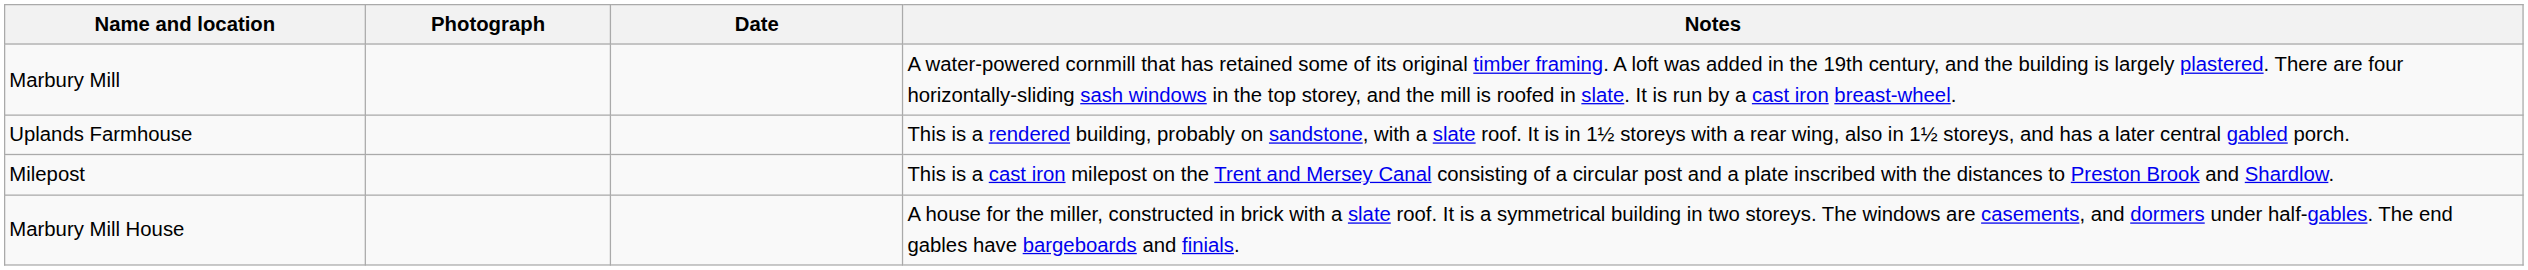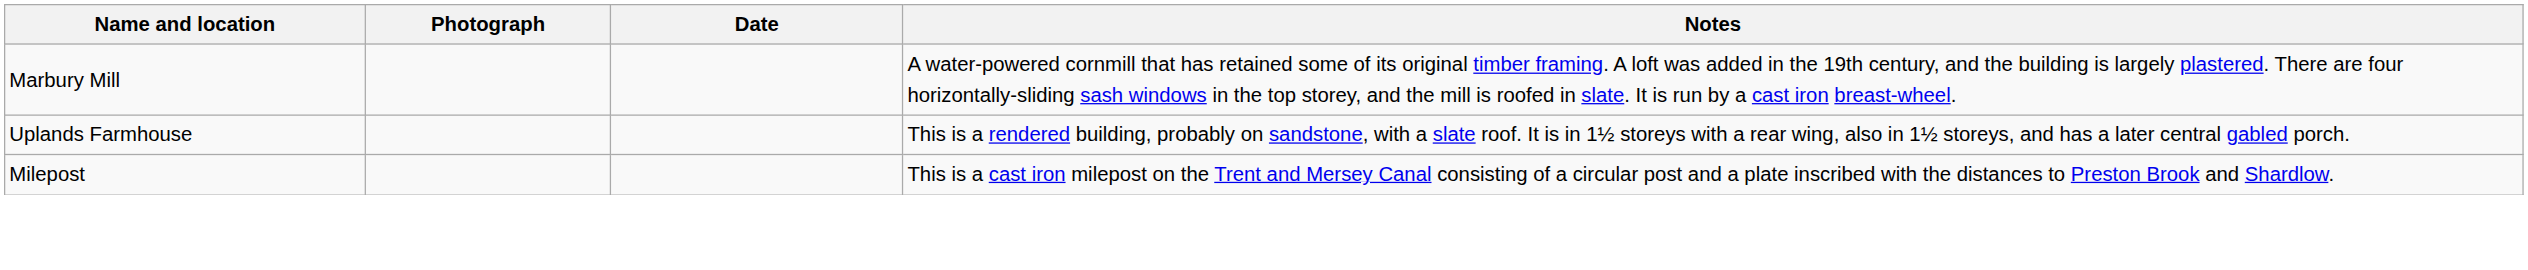- row: (97, 229)
